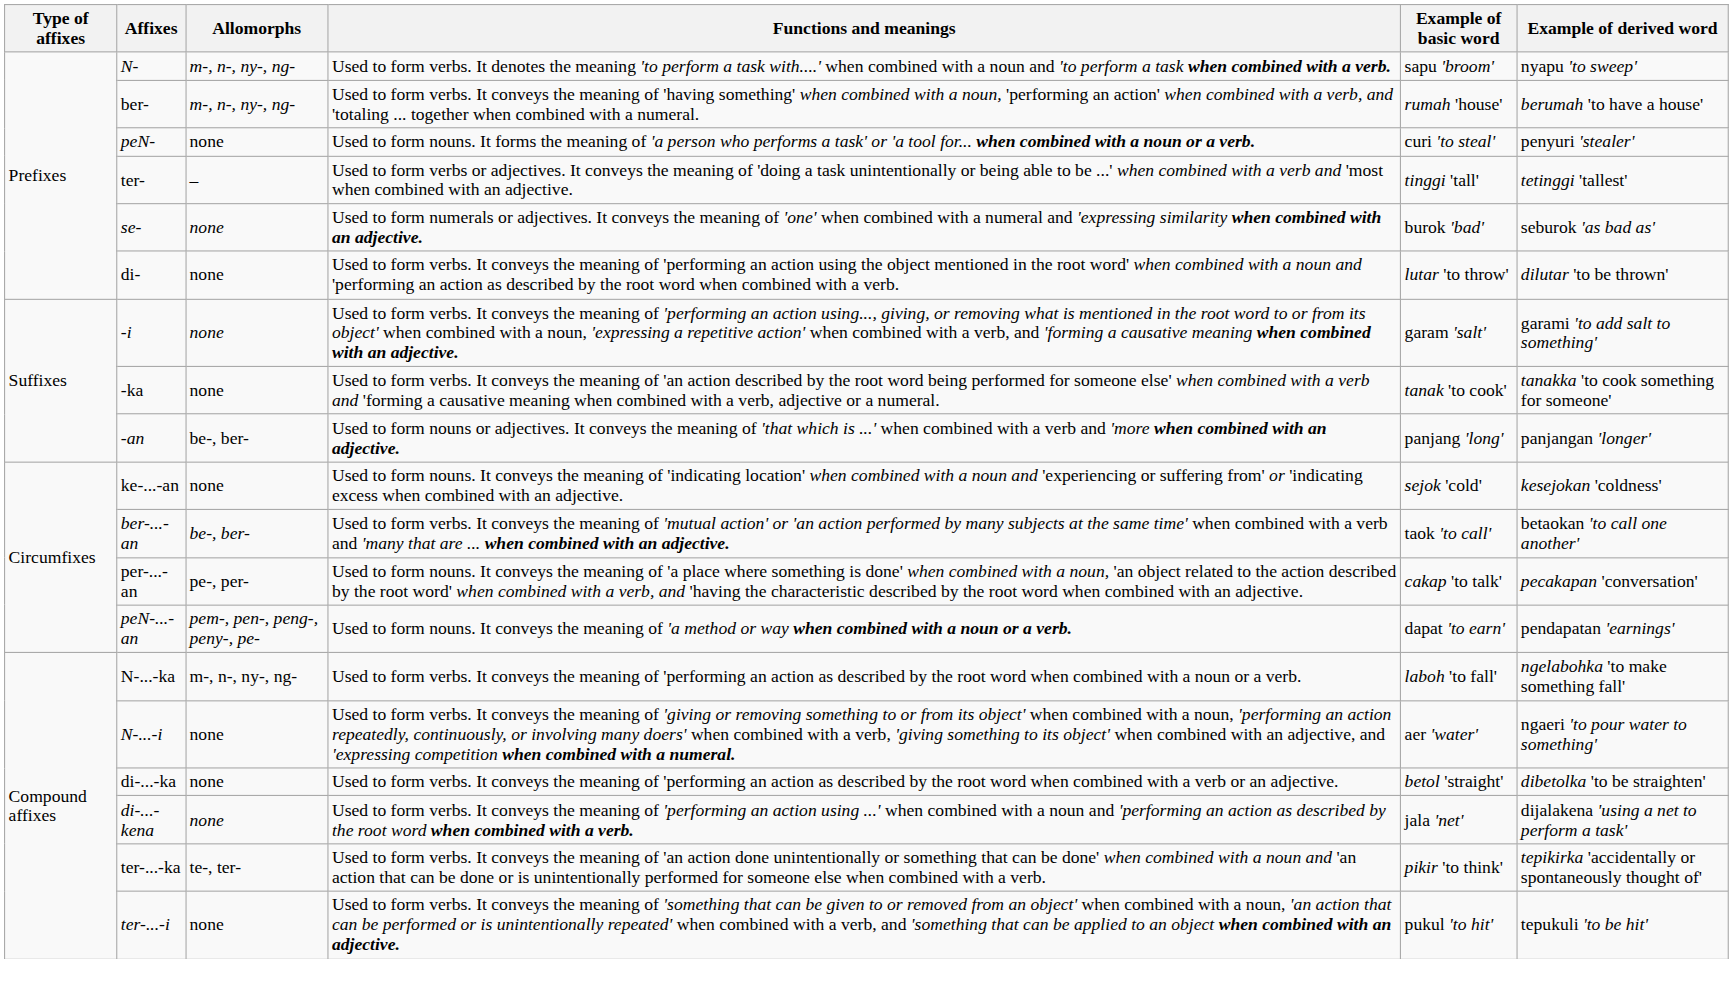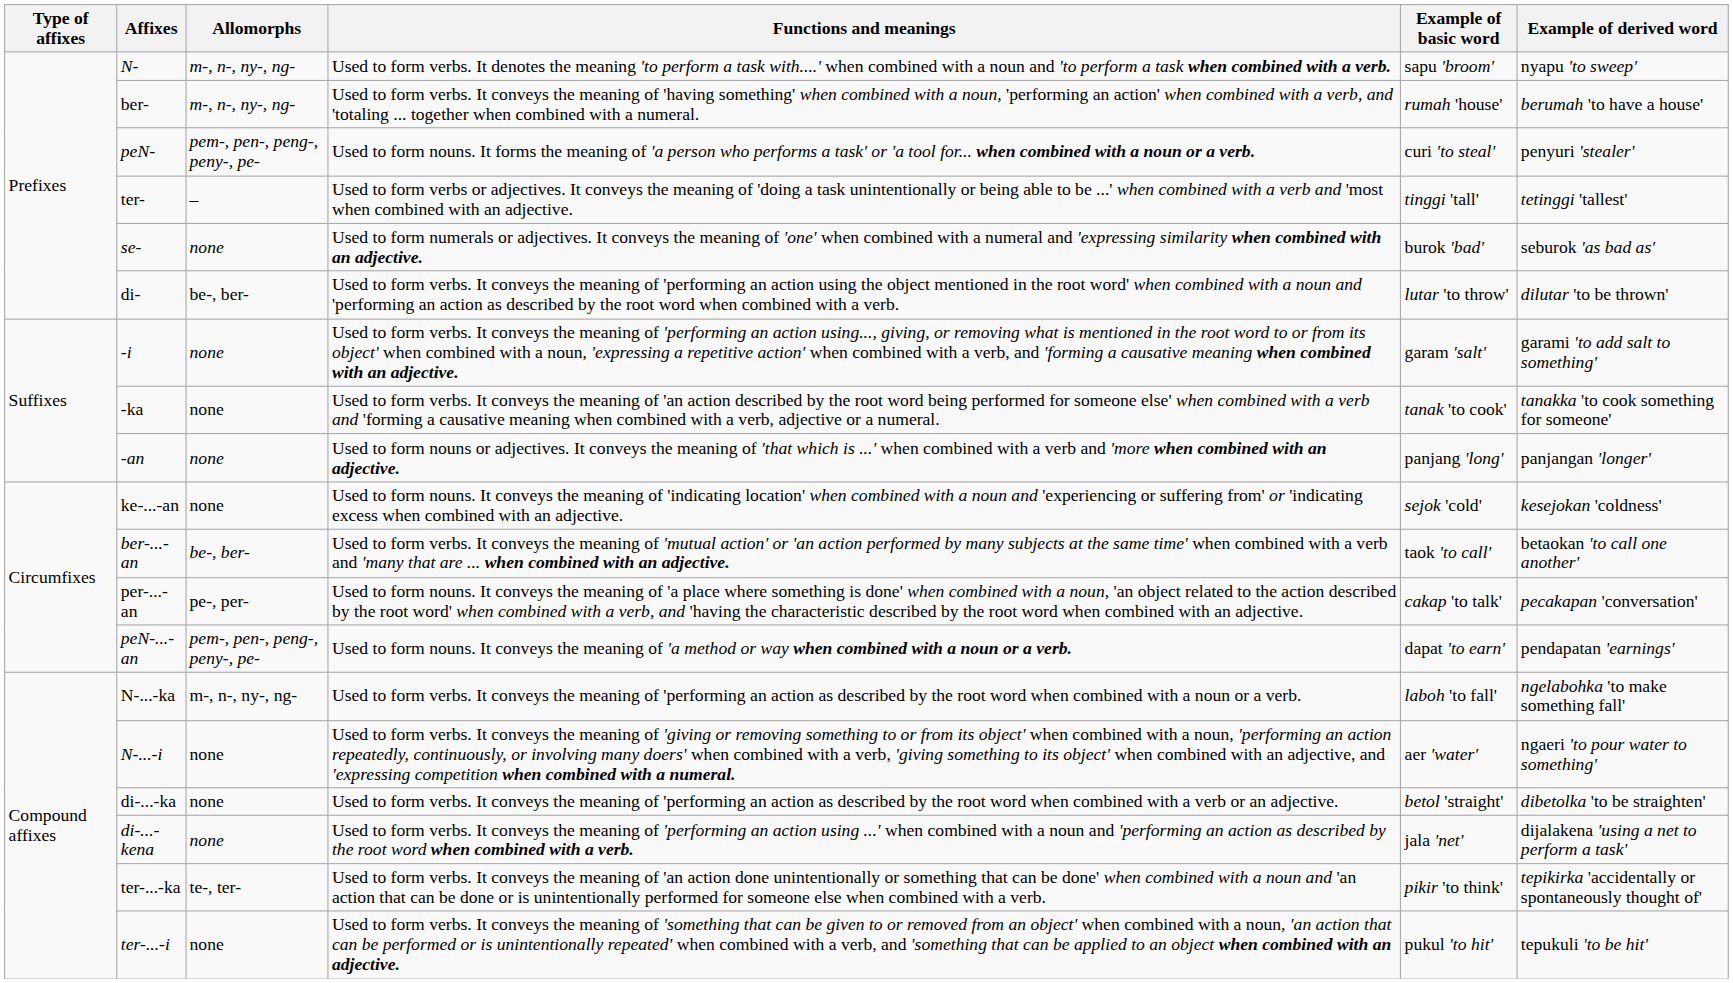(207, 141) none -> (254, 151) pem-, pen-, peng-, peny-, pe-
(207, 275) none -> (219, 294) be-, ber-
(219, 437) be-, ber- -> (207, 457) none
